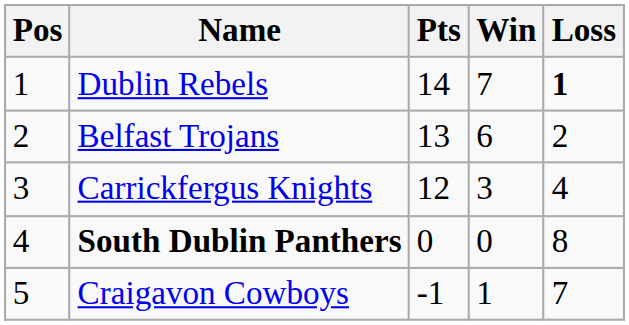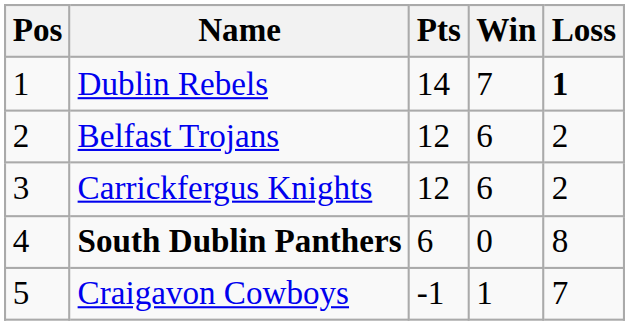(433, 135) 13 -> (433, 135) 12
(485, 188) 3 -> (485, 188) 6
(560, 188) 4 -> (560, 188) 2
(425, 240) 0 -> (425, 240) 6
